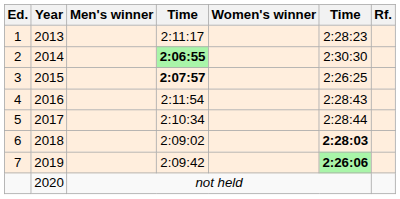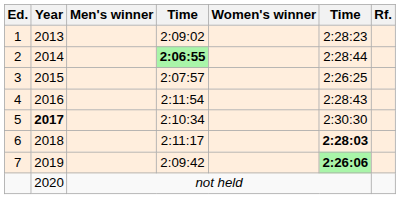(183, 36) 2:11:17 -> (183, 36) 2:09:02
(345, 57) 2:30:30 -> (345, 57) 2:28:44
(183, 78) bold -> (183, 78) normal
(49, 120) normal -> (49, 120) bold
(345, 120) 2:28:44 -> (345, 120) 2:30:30
(183, 141) 2:09:02 -> (183, 141) 2:11:17
